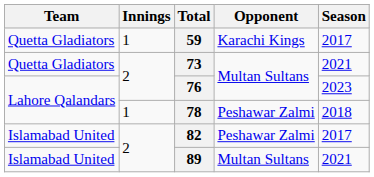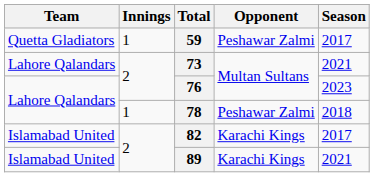(261, 40) Karachi Kings -> (266, 40) Peshawar Zalmi
(61, 64) Quetta Gladiators -> (62, 64) Lahore Qalandars
(266, 135) Peshawar Zalmi -> (261, 135) Karachi Kings
(263, 159) Multan Sultans -> (261, 159) Karachi Kings
